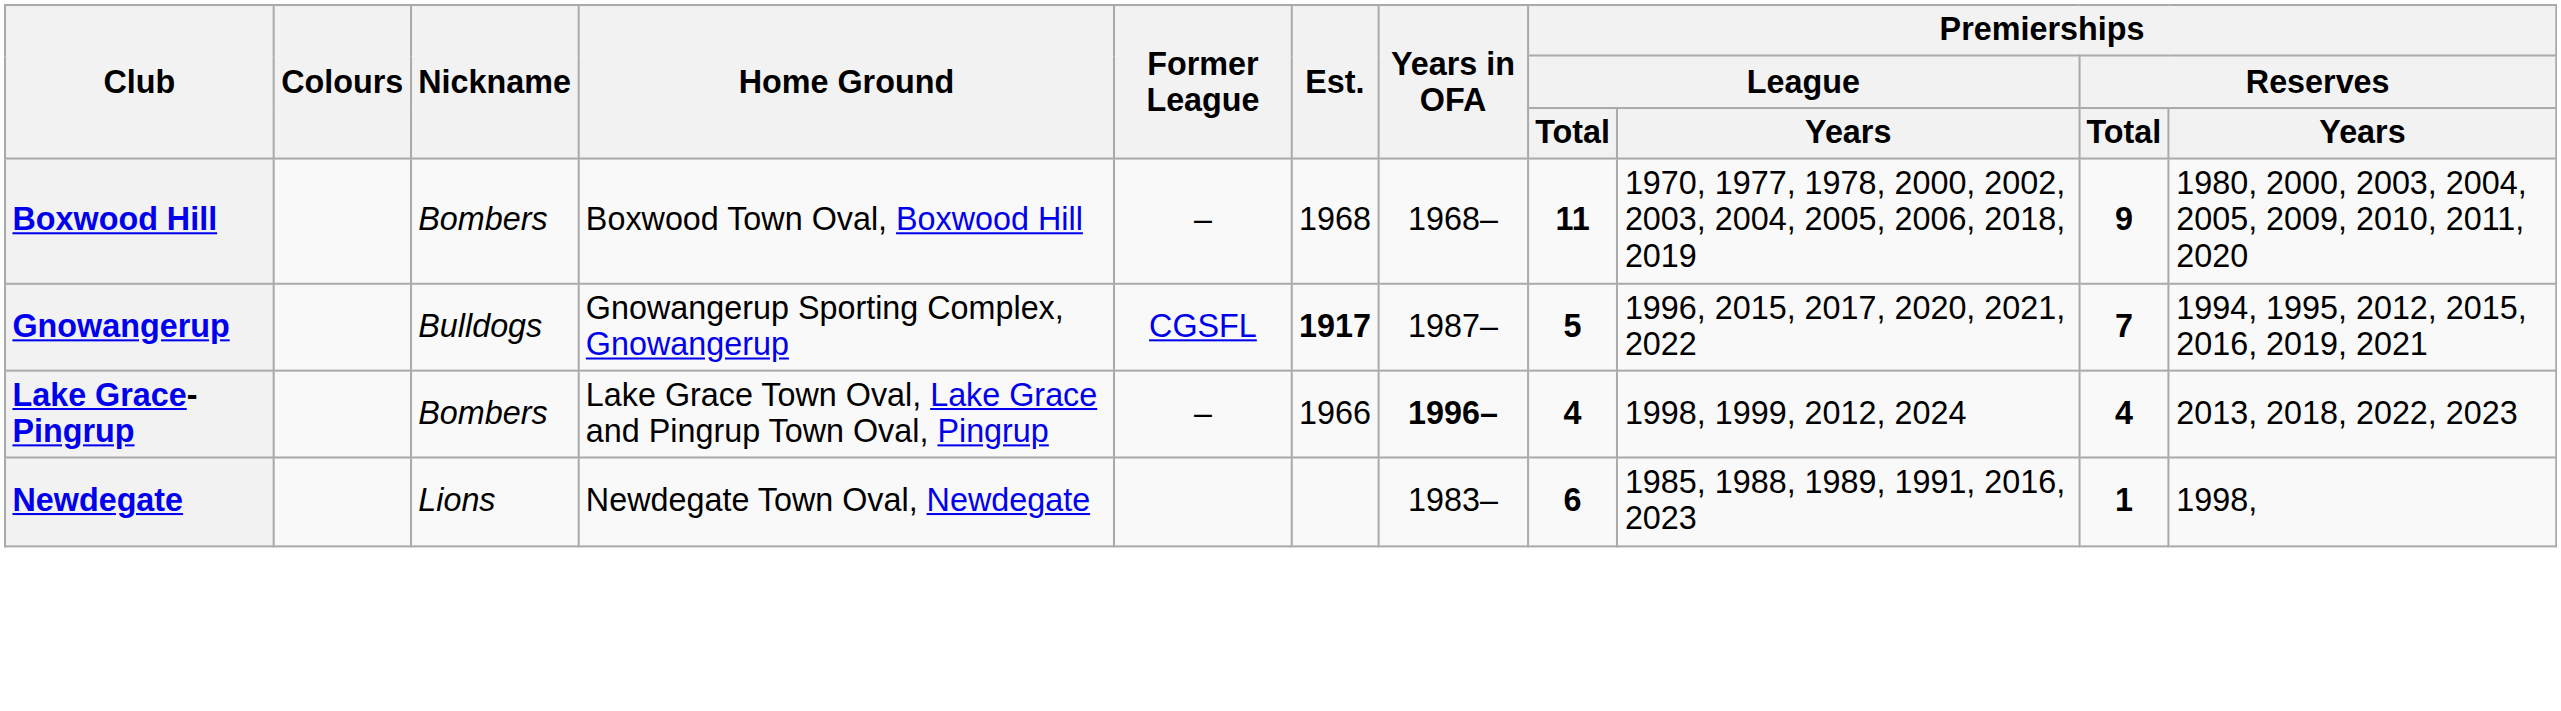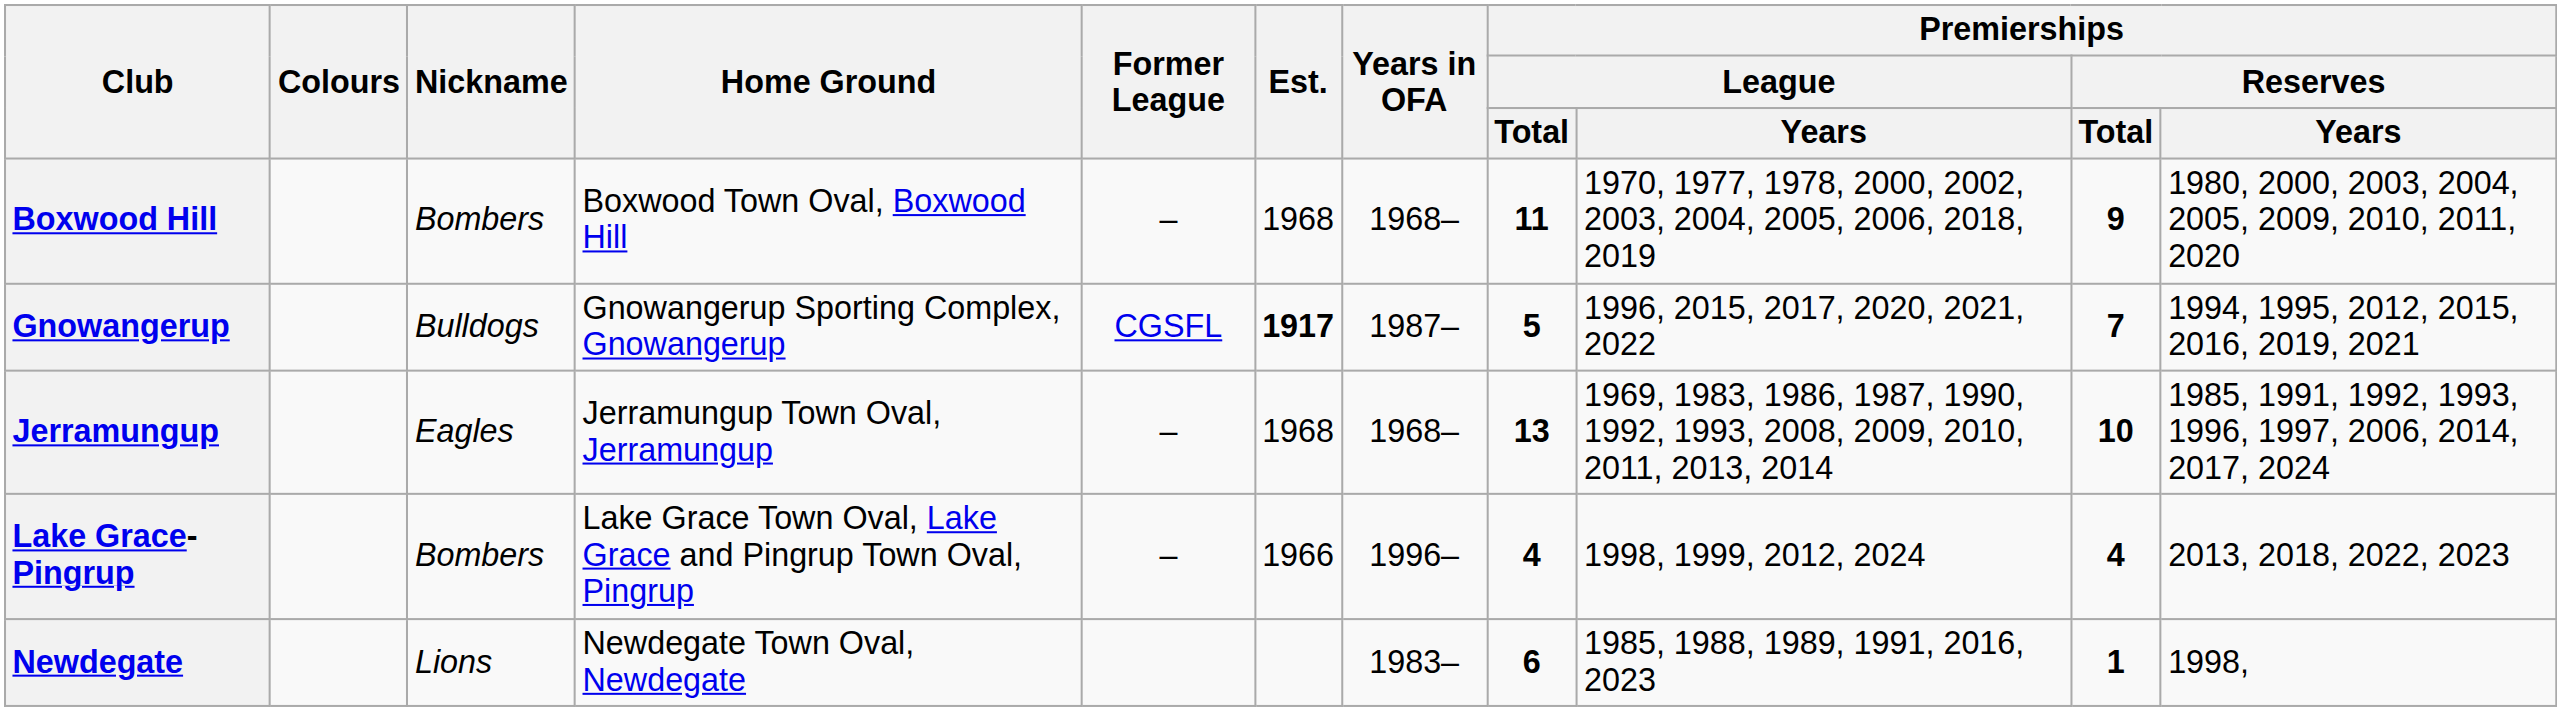+ row: (116, 431)
(1453, 413) bold -> (1414, 555) normal
